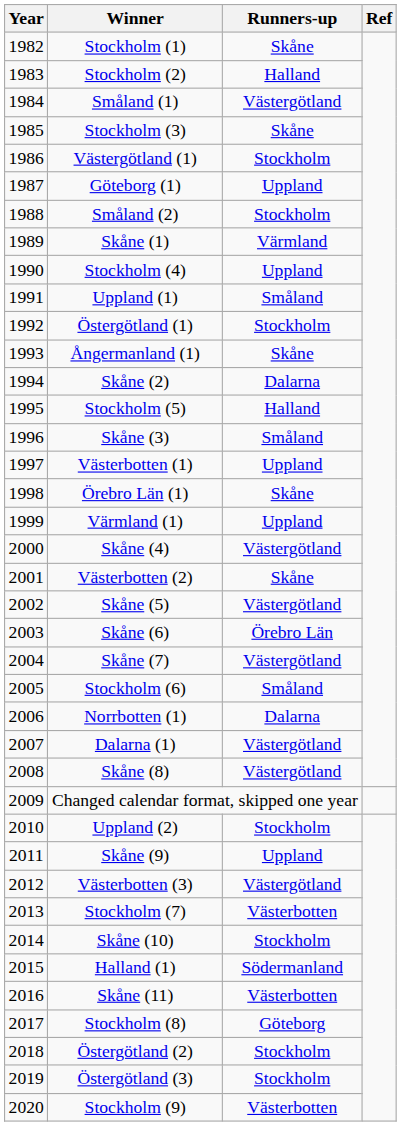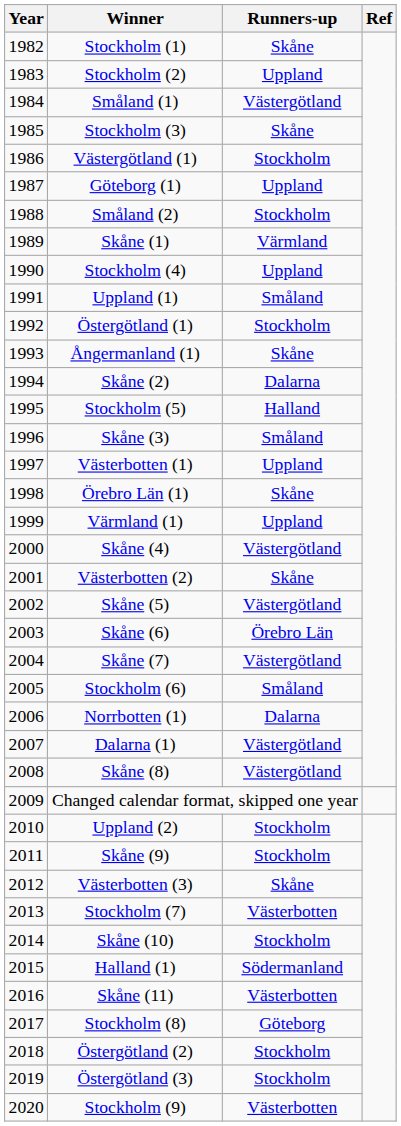(292, 74) Halland -> (292, 74) Uppland
(292, 855) Uppland -> (292, 855) Stockholm
(292, 883) Västergötland -> (292, 883) Skåne
